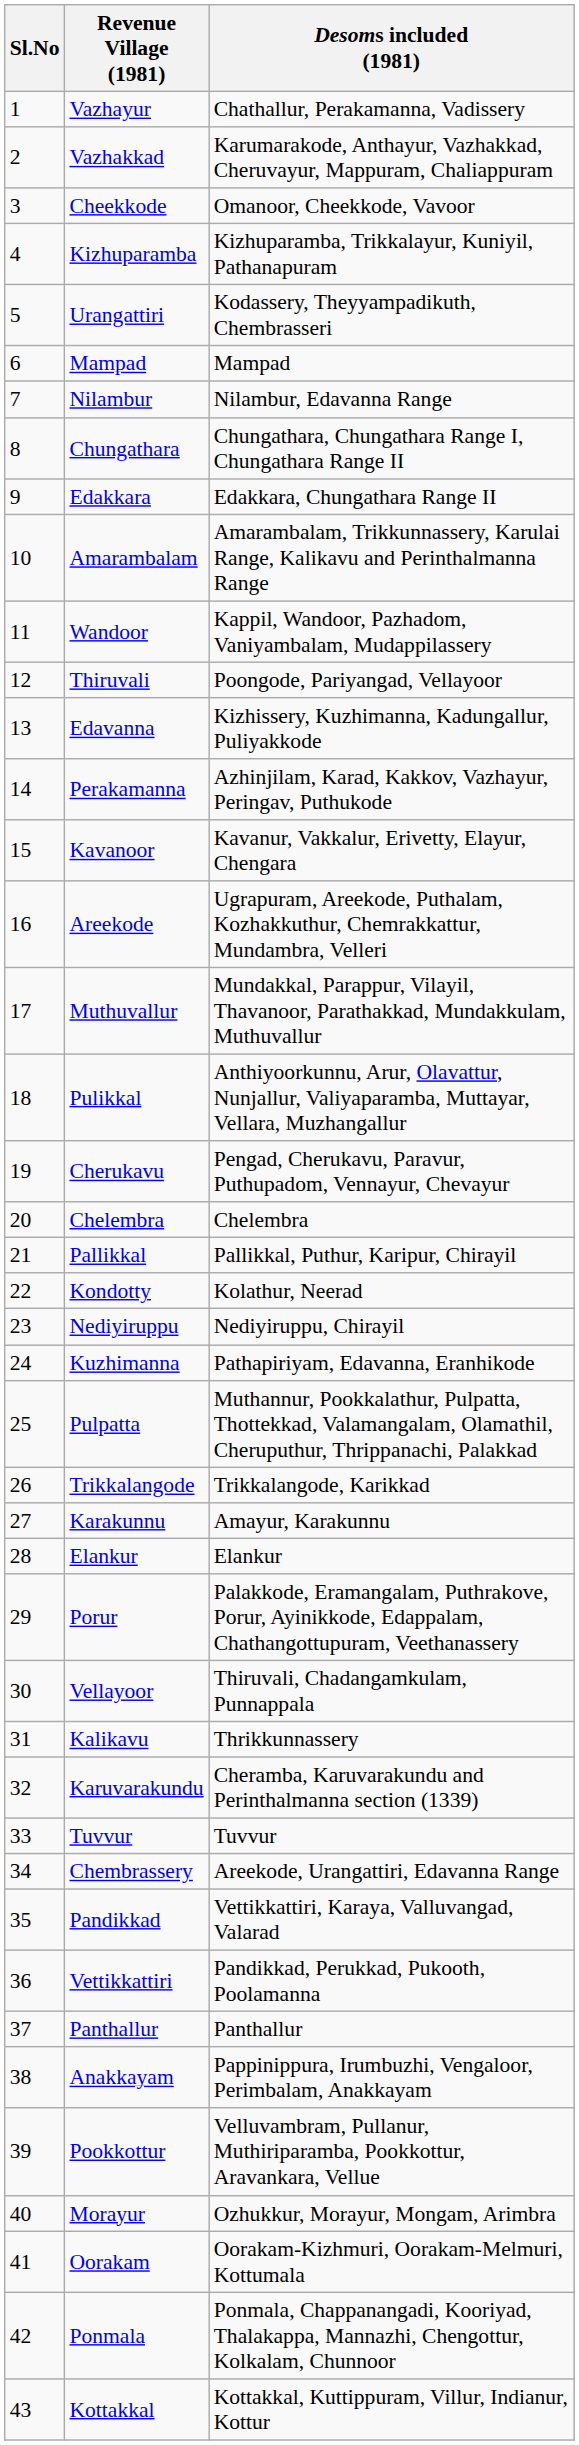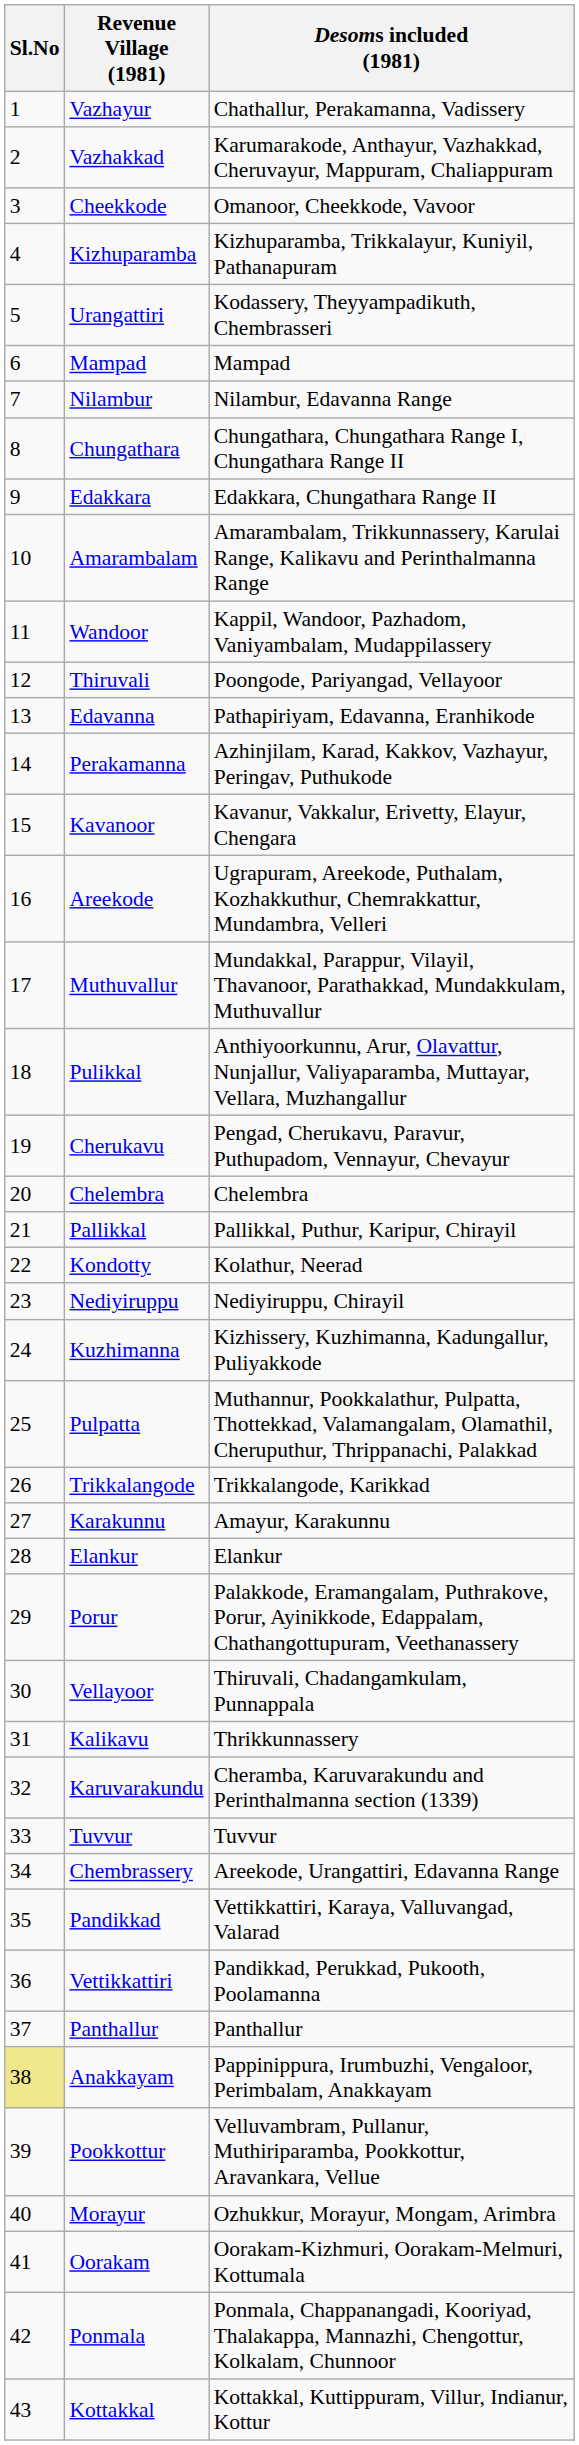(381, 727) Kizhissery, Kuzhimanna, Kadungallur, Puliyakkode -> (374, 715) Pathapiriyam, Edavanna, Eranhikode
(374, 1362) Pathapiriyam, Edavanna, Eranhikode -> (381, 1349) Kizhissery, Kuzhimanna, Kadungallur, Puliyakkode
(21, 2077) no background -> (21, 2077) khaki background
